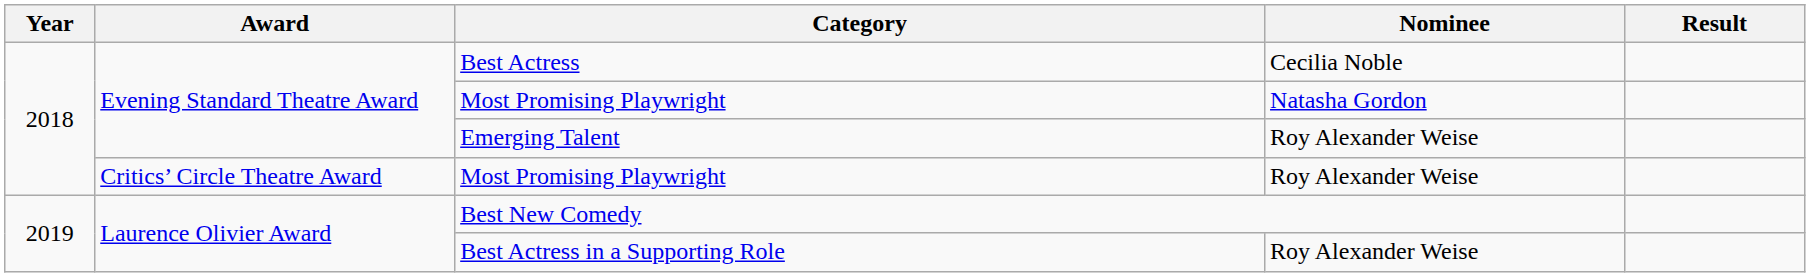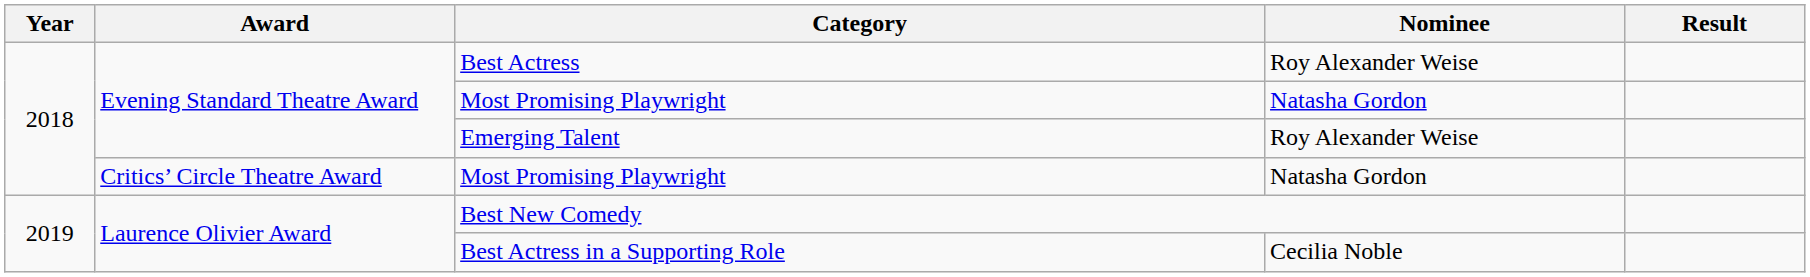(1336, 61) Cecilia Noble -> (1374, 61) Roy Alexander Weise
(1374, 175) Roy Alexander Weise -> (1348, 175) Natasha Gordon
(1374, 251) Roy Alexander Weise -> (1336, 251) Cecilia Noble
